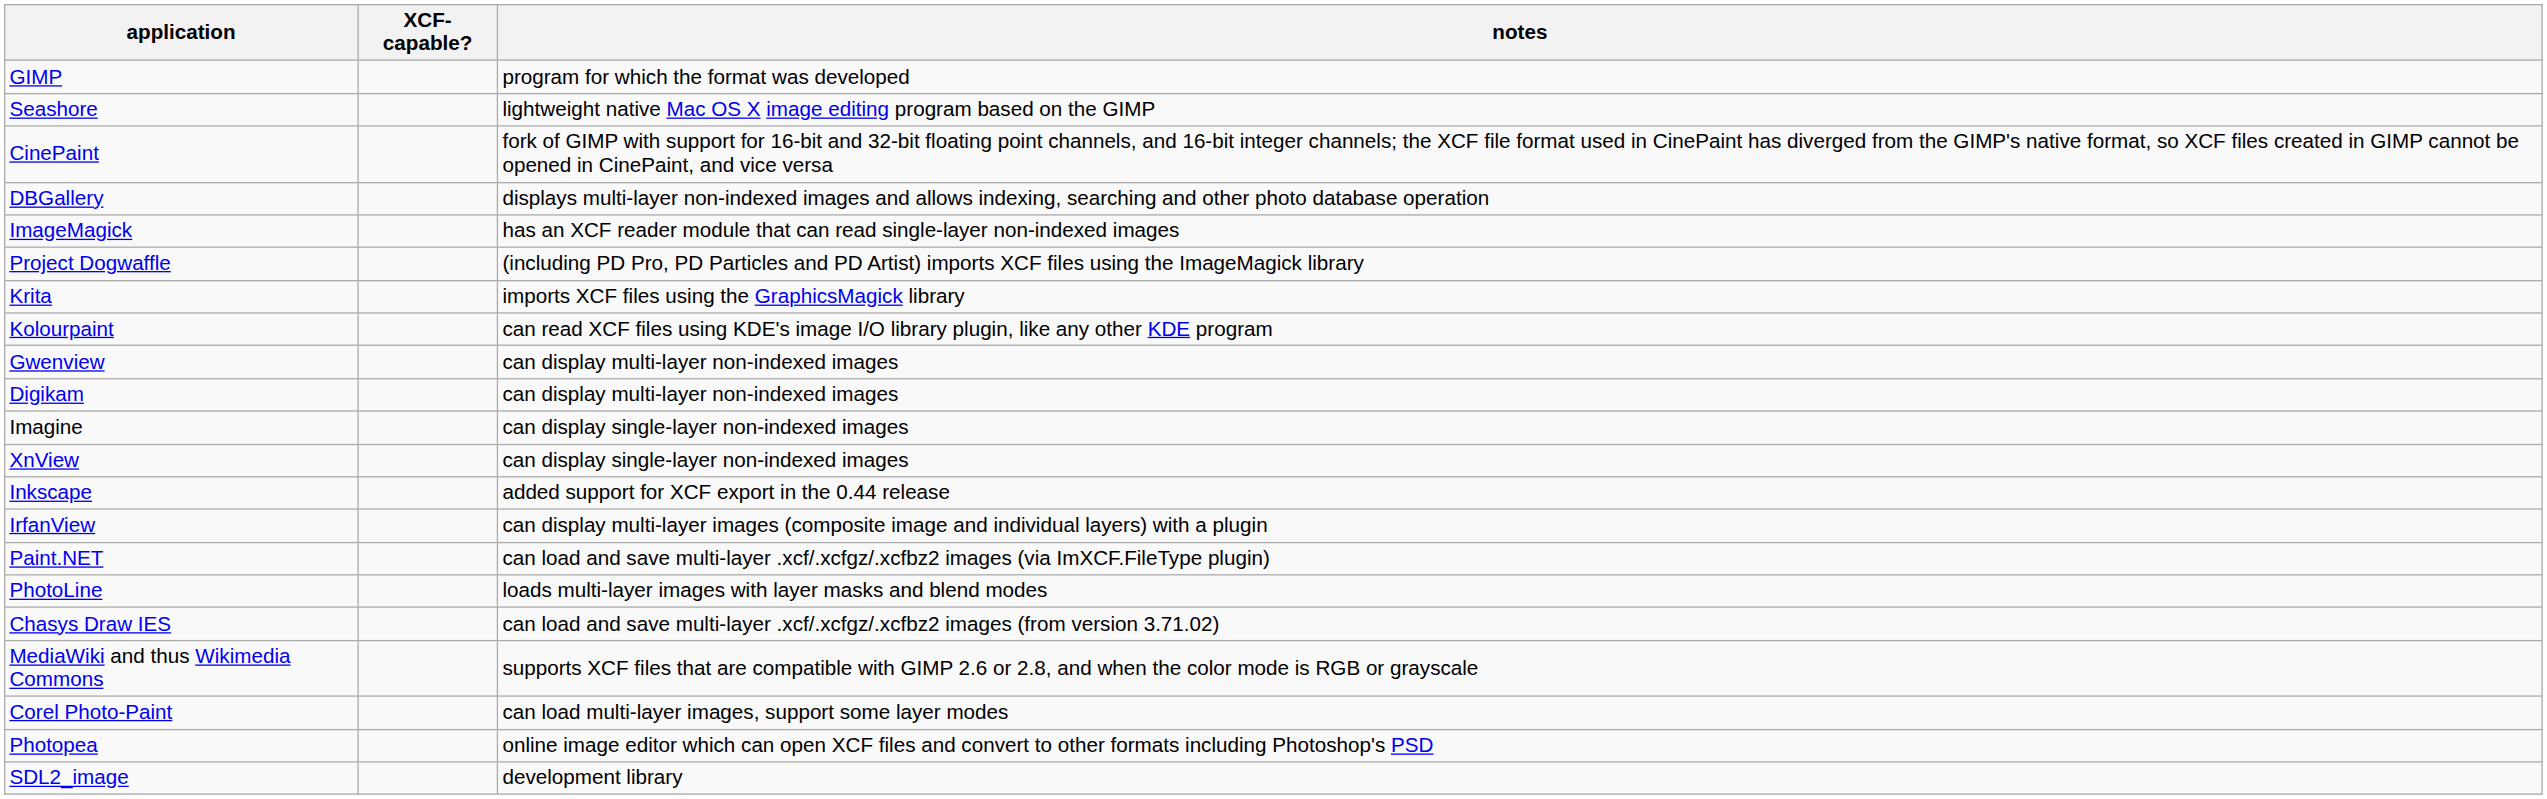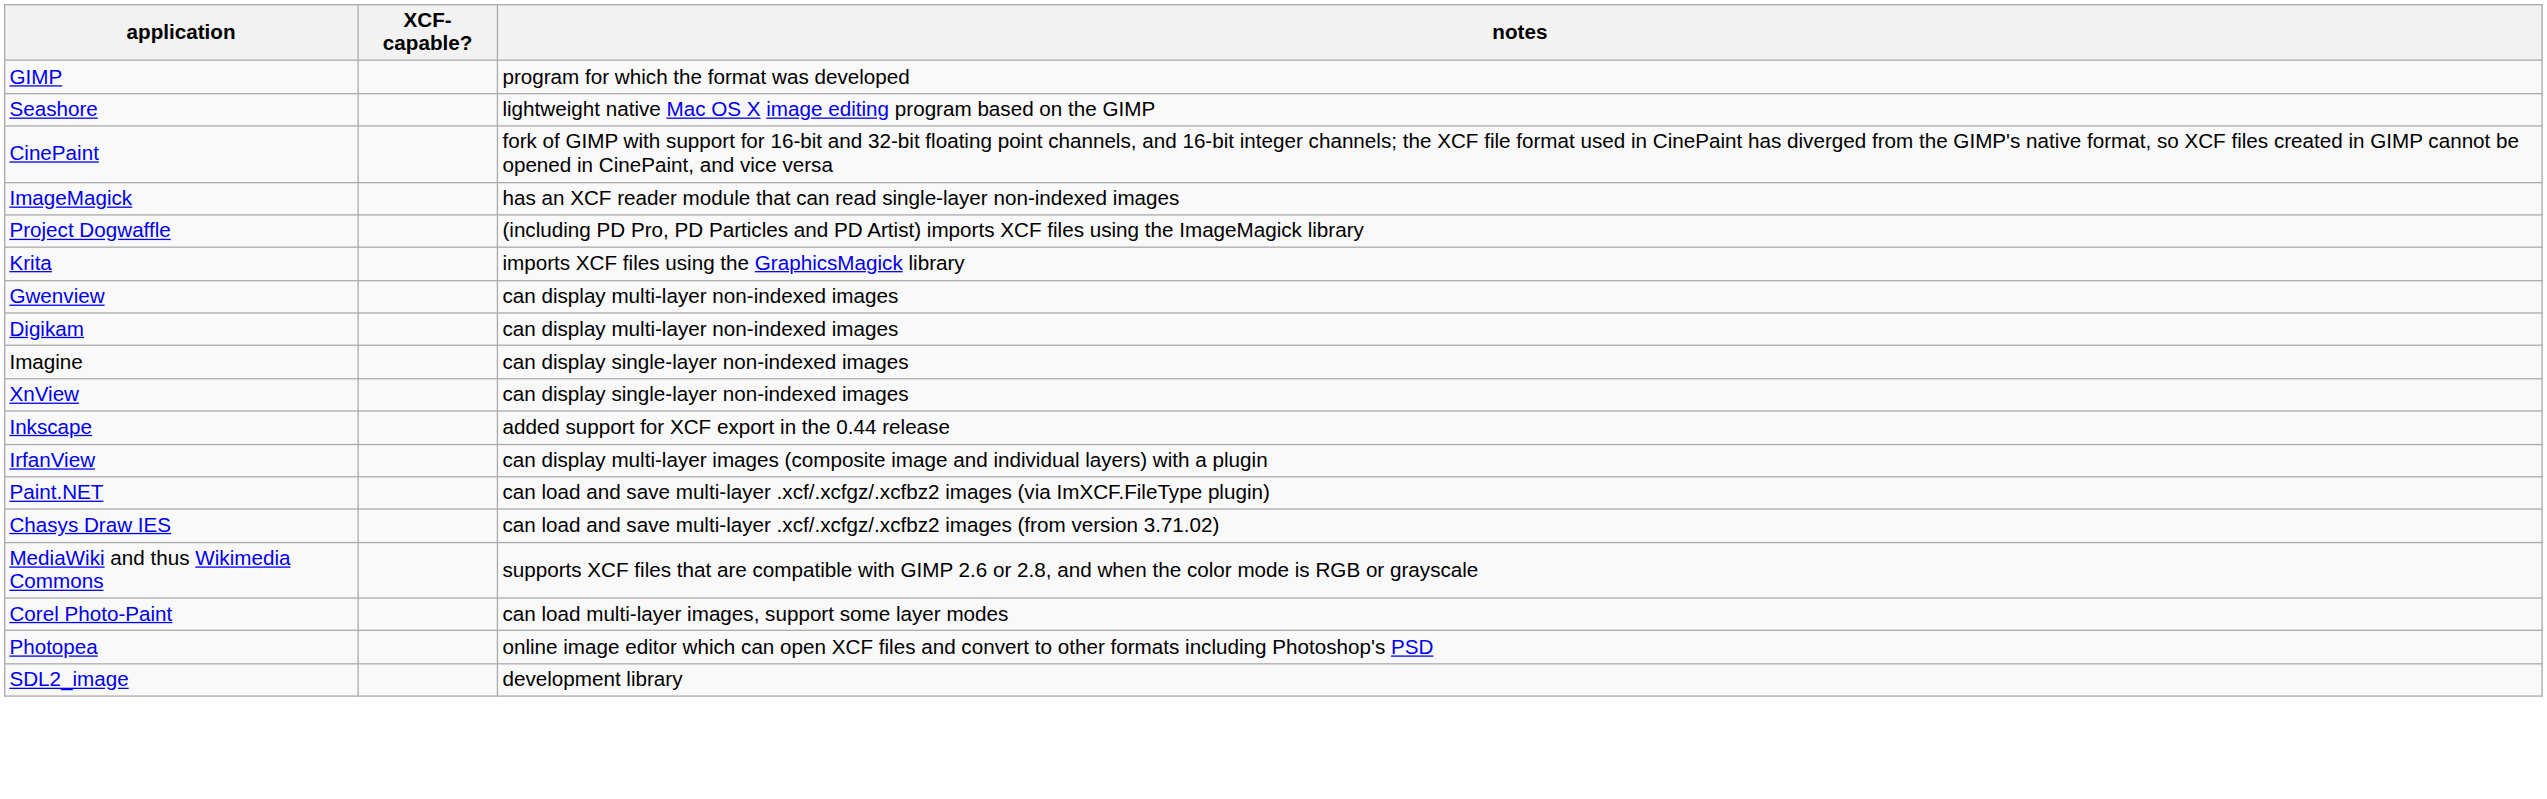- row: (56, 198)
- row: (62, 329)
- row: (56, 591)
